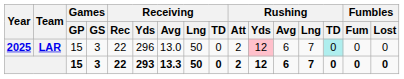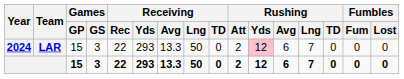(19, 47) 2025 -> (19, 47) 2024
(145, 47) 296 -> (145, 47) 293
(171, 47) 13.0 -> (171, 47) 13.3
(333, 47) paleturquoise background -> (333, 47) no background
